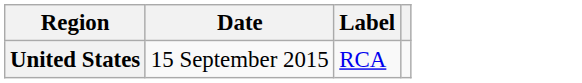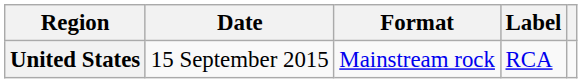+ column: (417, 22)
